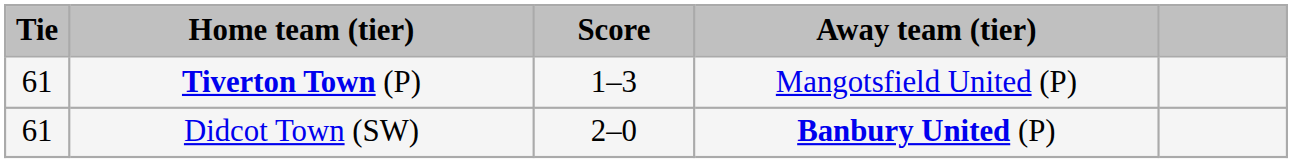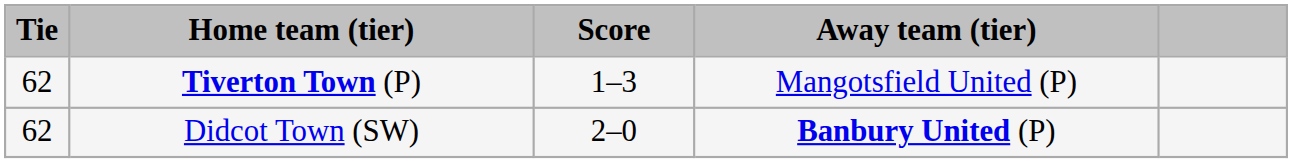(37, 81) 61 -> (37, 81) 62
(37, 131) 61 -> (37, 131) 62
